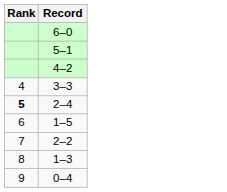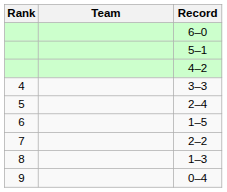+ column: (106, 13)
(21, 104) bold -> (21, 104) normal
